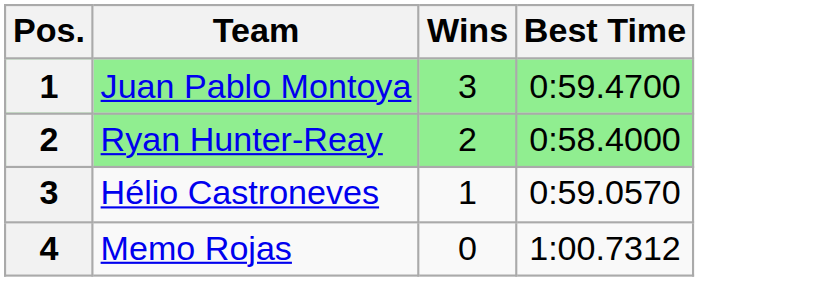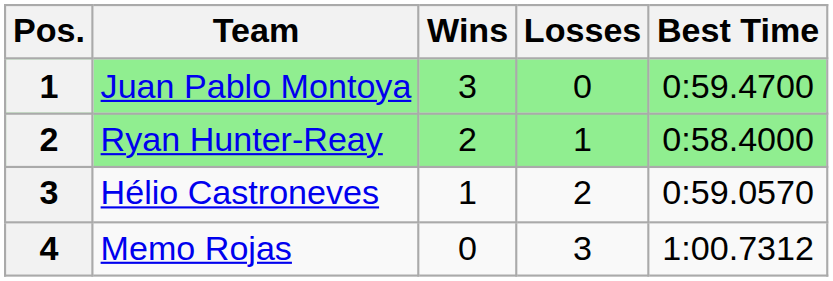+ column: (583, 31)
